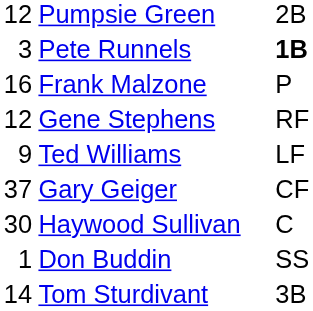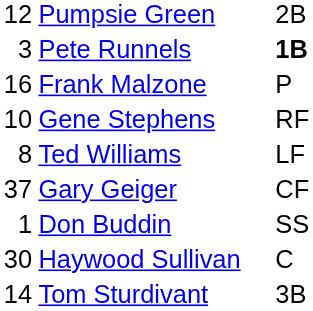(18, 119) 12 -> (18, 119) 10
(18, 154) 9 -> (18, 154) 8
rows swapped: (105, 259) <-> (154, 224)
